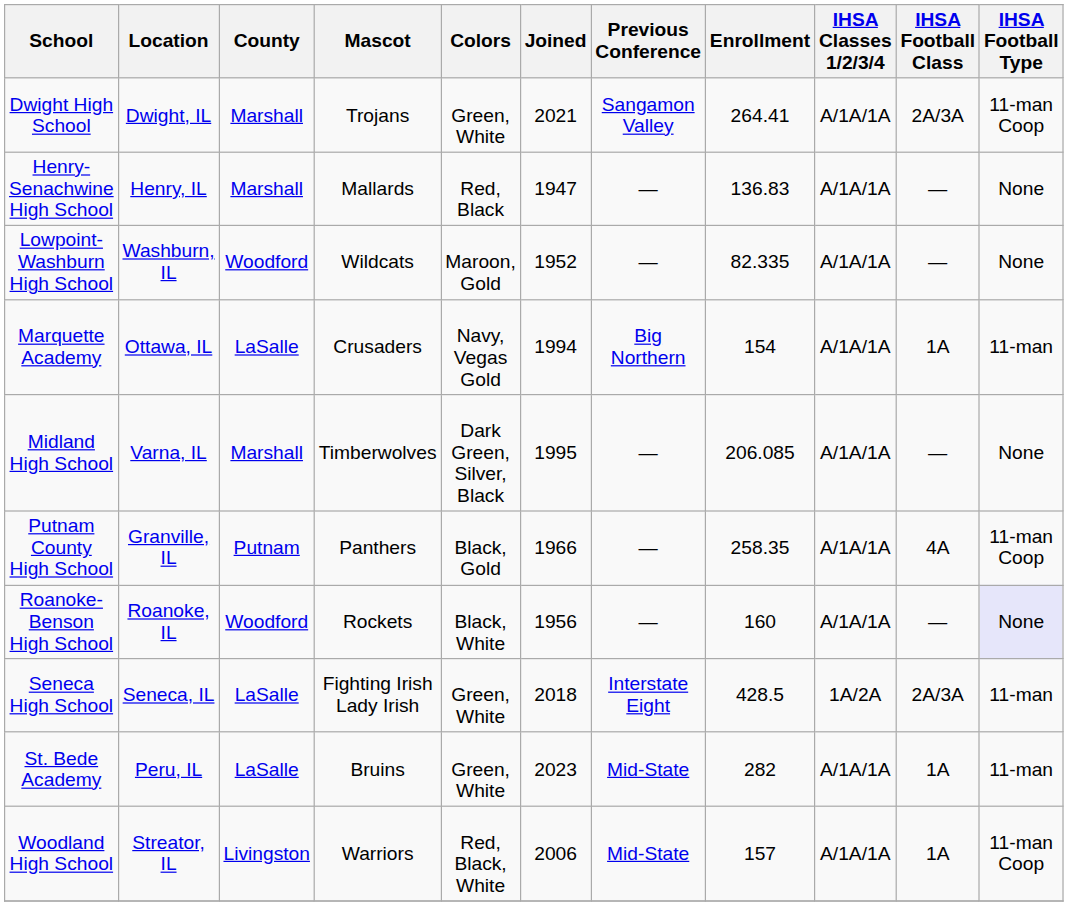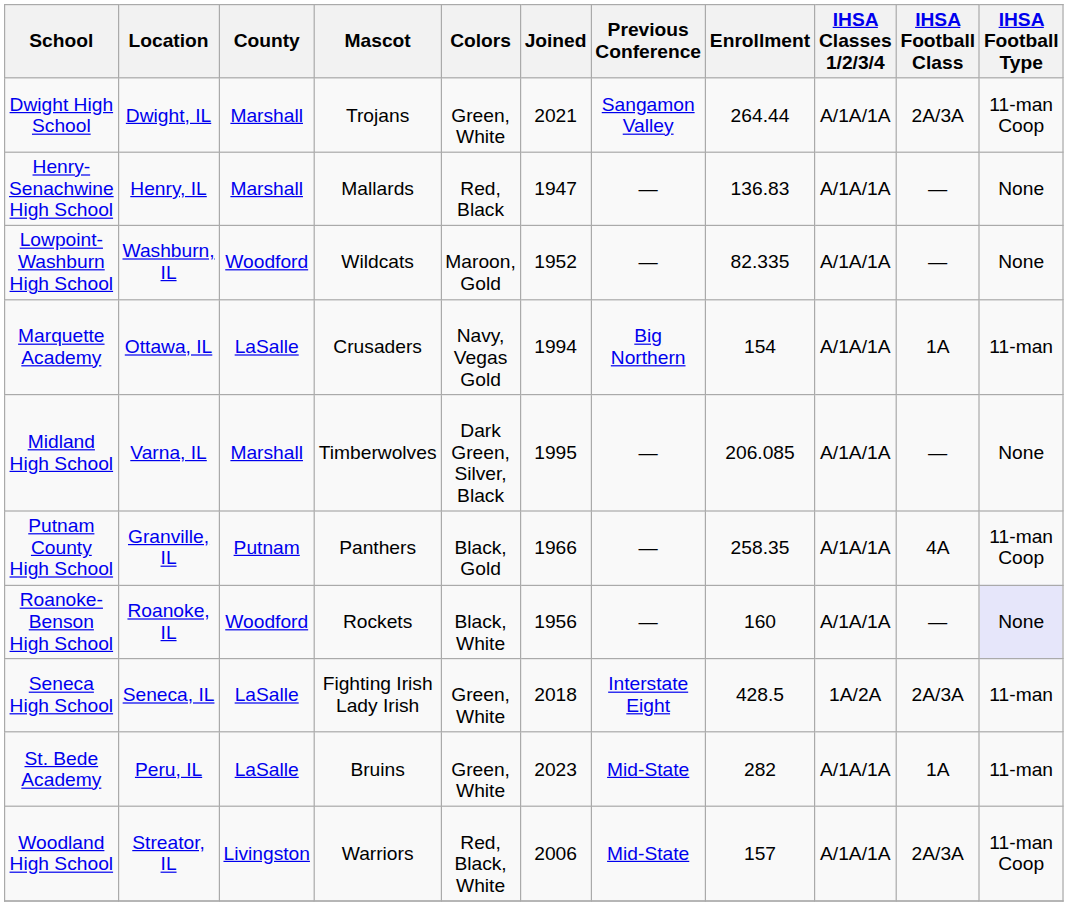(760, 114) 264.41 -> (760, 114) 264.44
(938, 853) 1A -> (938, 853) 2A/3A
